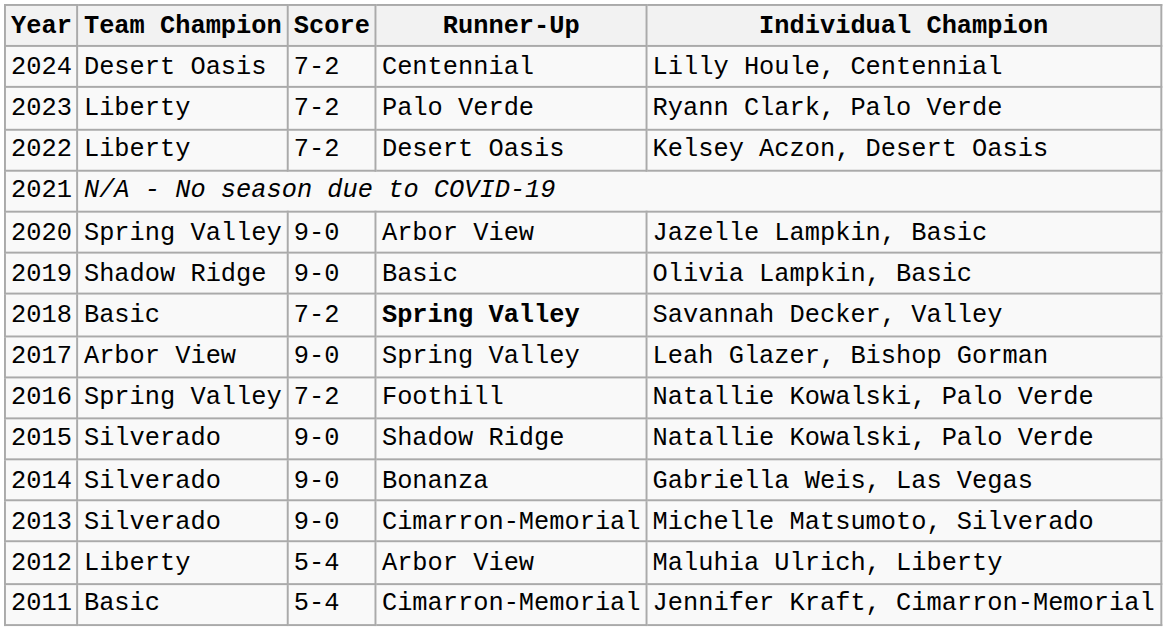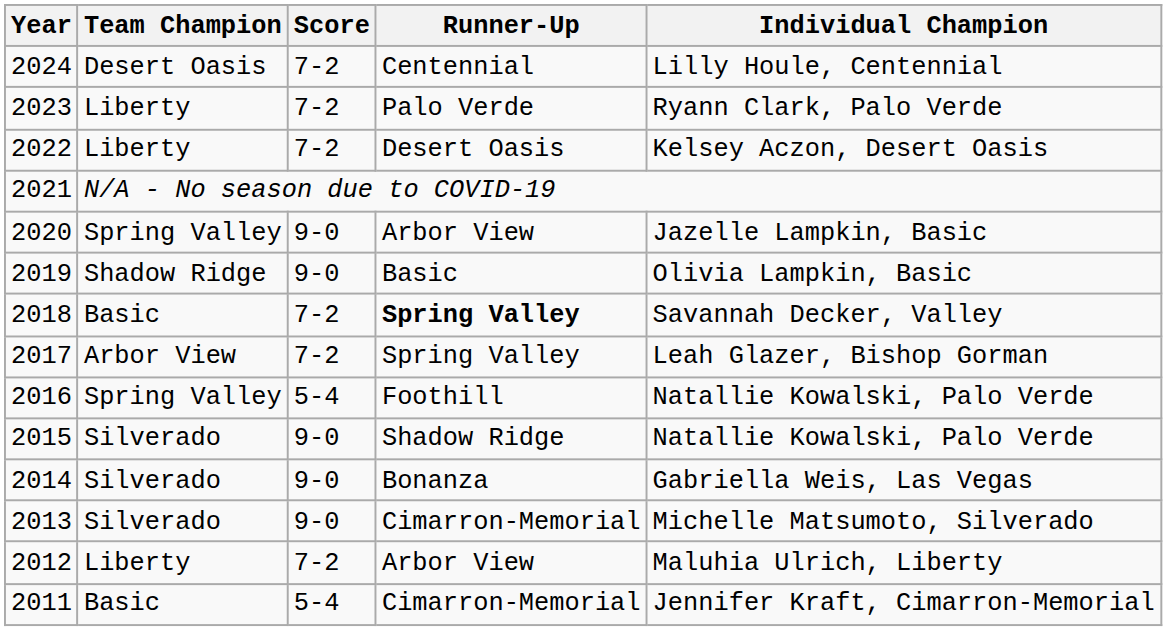(317, 356) 9-0 -> (317, 356) 7-2
(317, 397) 7-2 -> (317, 397) 5-4
(317, 563) 5-4 -> (317, 563) 7-2
